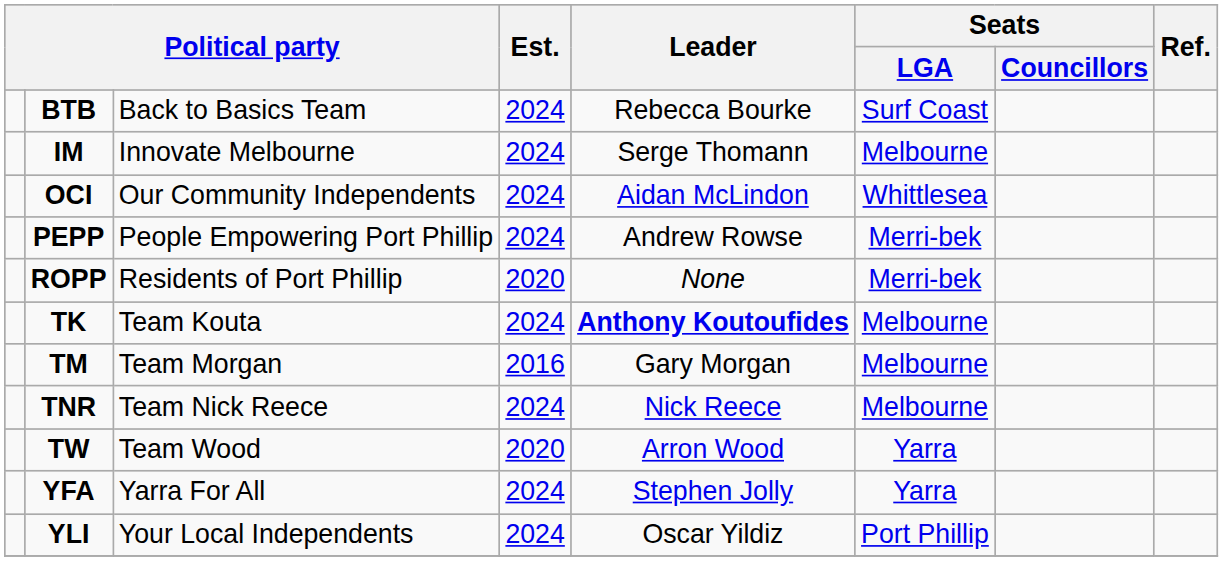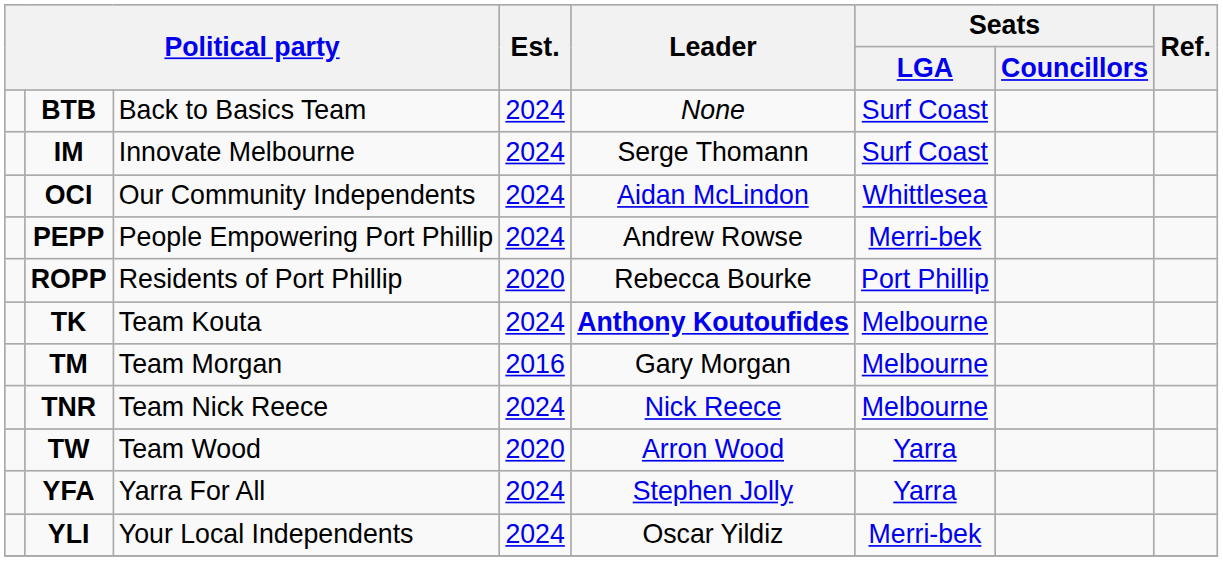(713, 110) Rebecca Bourke -> (713, 110) None
(925, 152) Melbourne -> (925, 152) Surf Coast
(713, 279) None -> (713, 279) Rebecca Bourke
(925, 279) Merri-bek -> (925, 279) Port Phillip
(925, 534) Port Phillip -> (925, 534) Merri-bek
